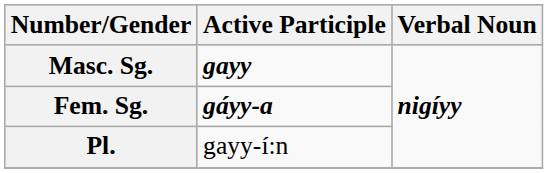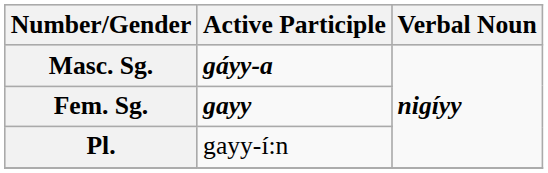(227, 65) gayy -> (238, 65) gáyy-a
(238, 106) gáyy-a -> (227, 106) gayy
